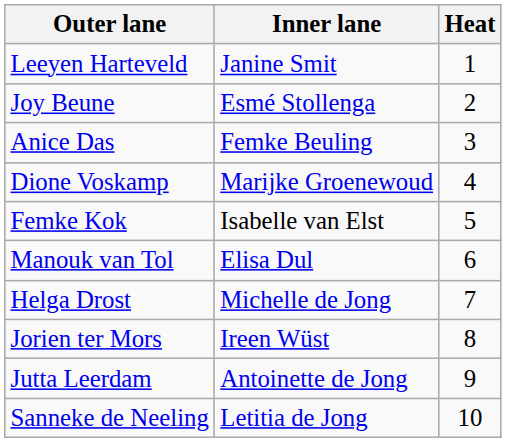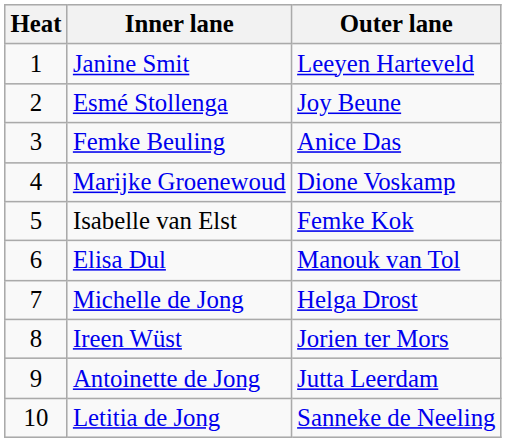columns swapped: (470, 24) <-> (110, 24)
